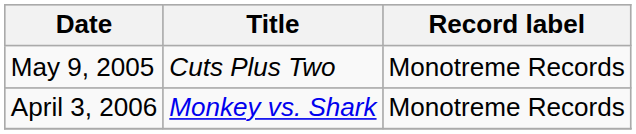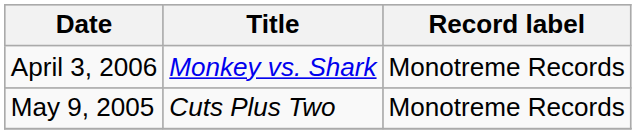rows swapped: (83, 66) <-> (84, 107)
